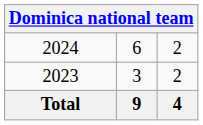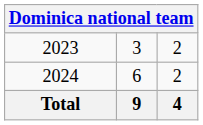rows swapped: (61, 76) <-> (61, 47)
